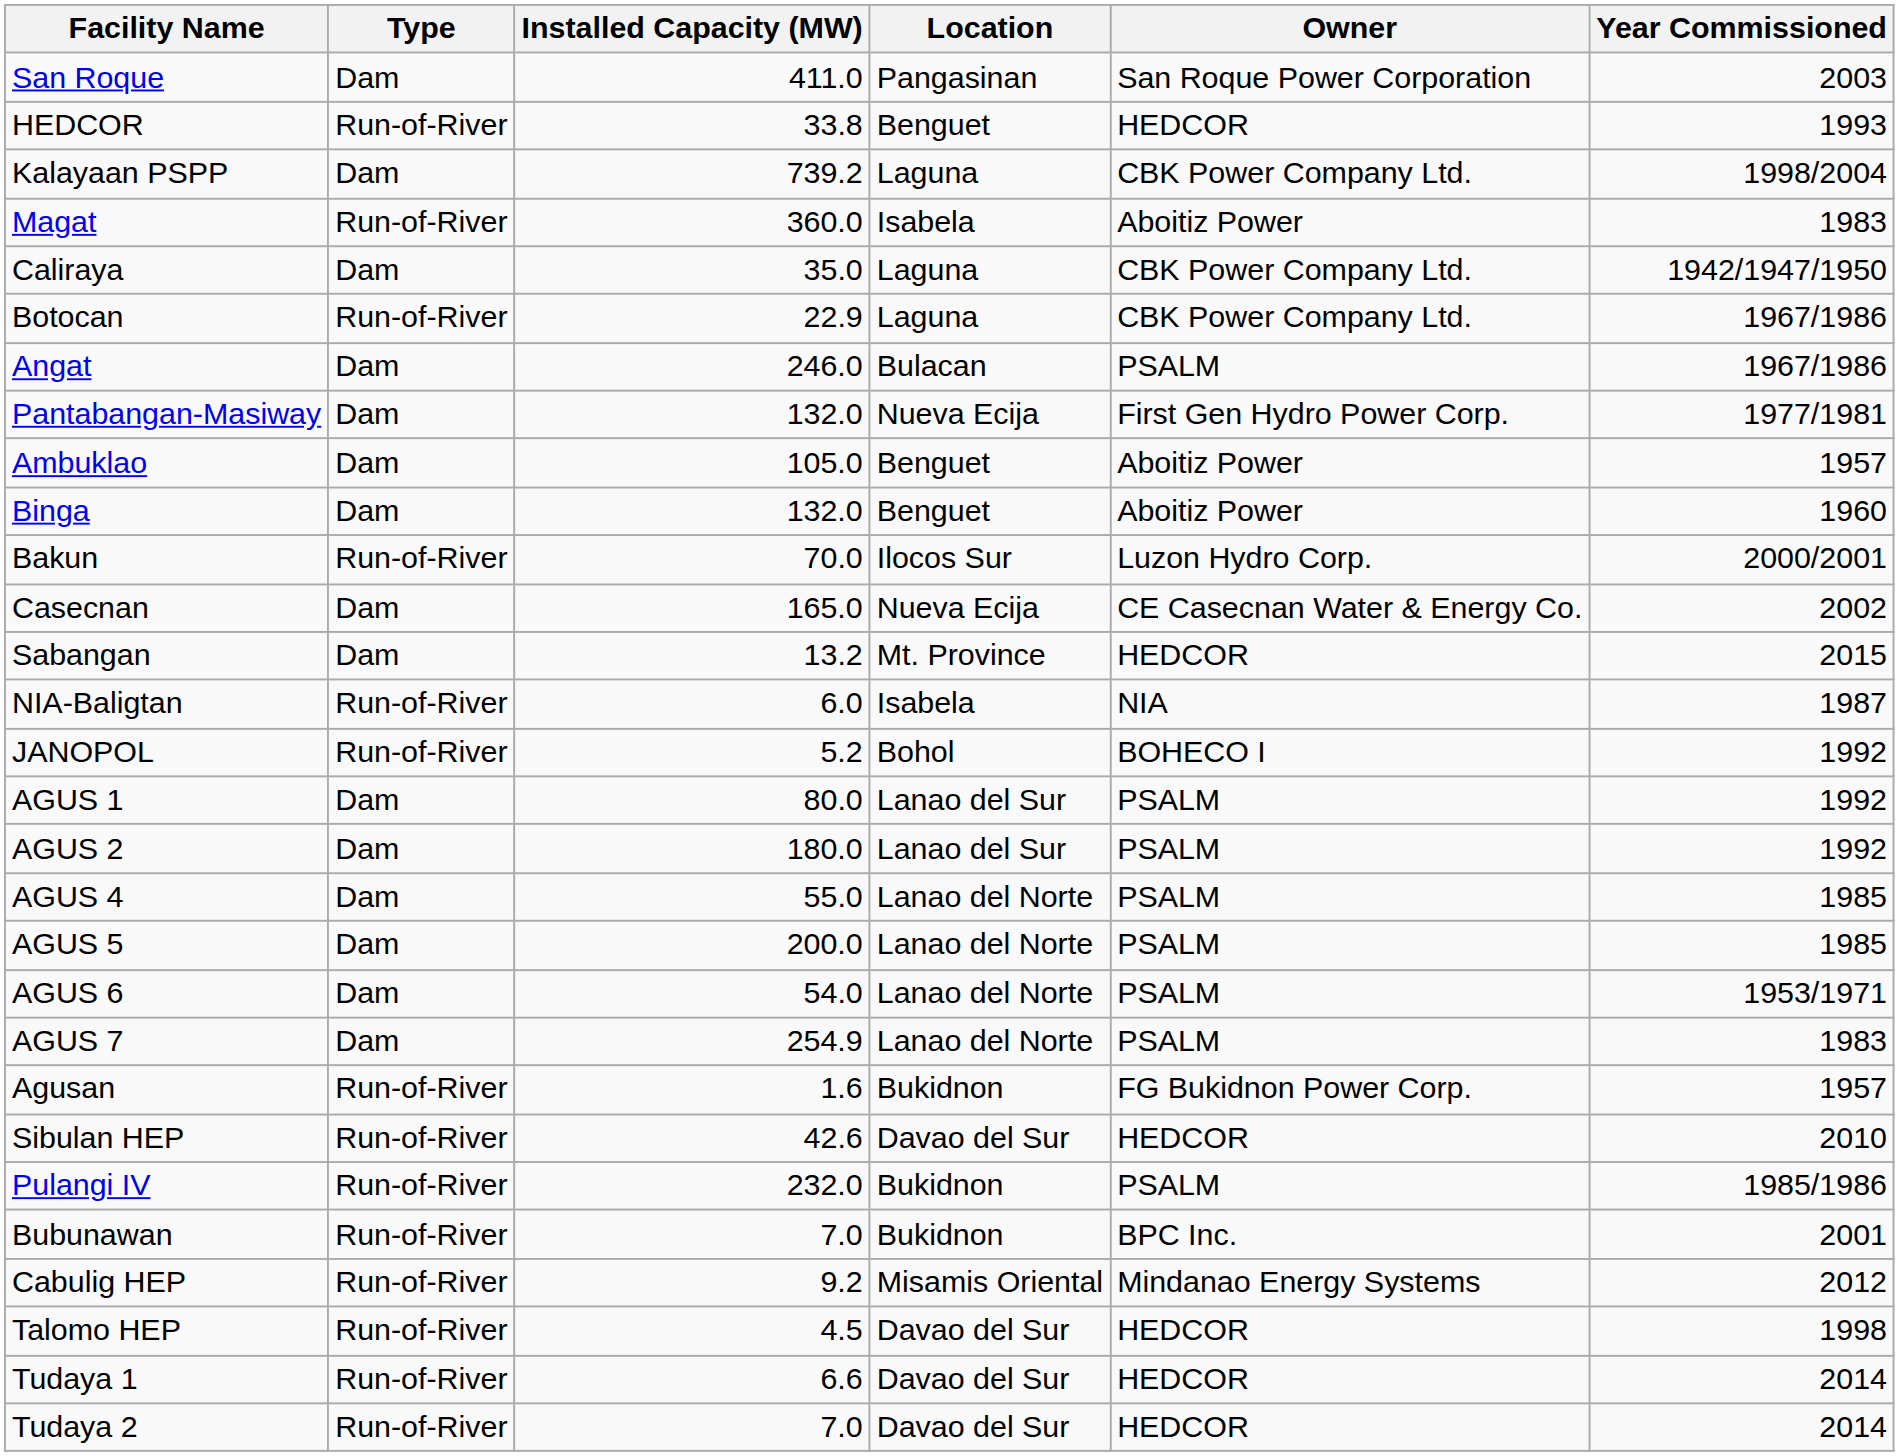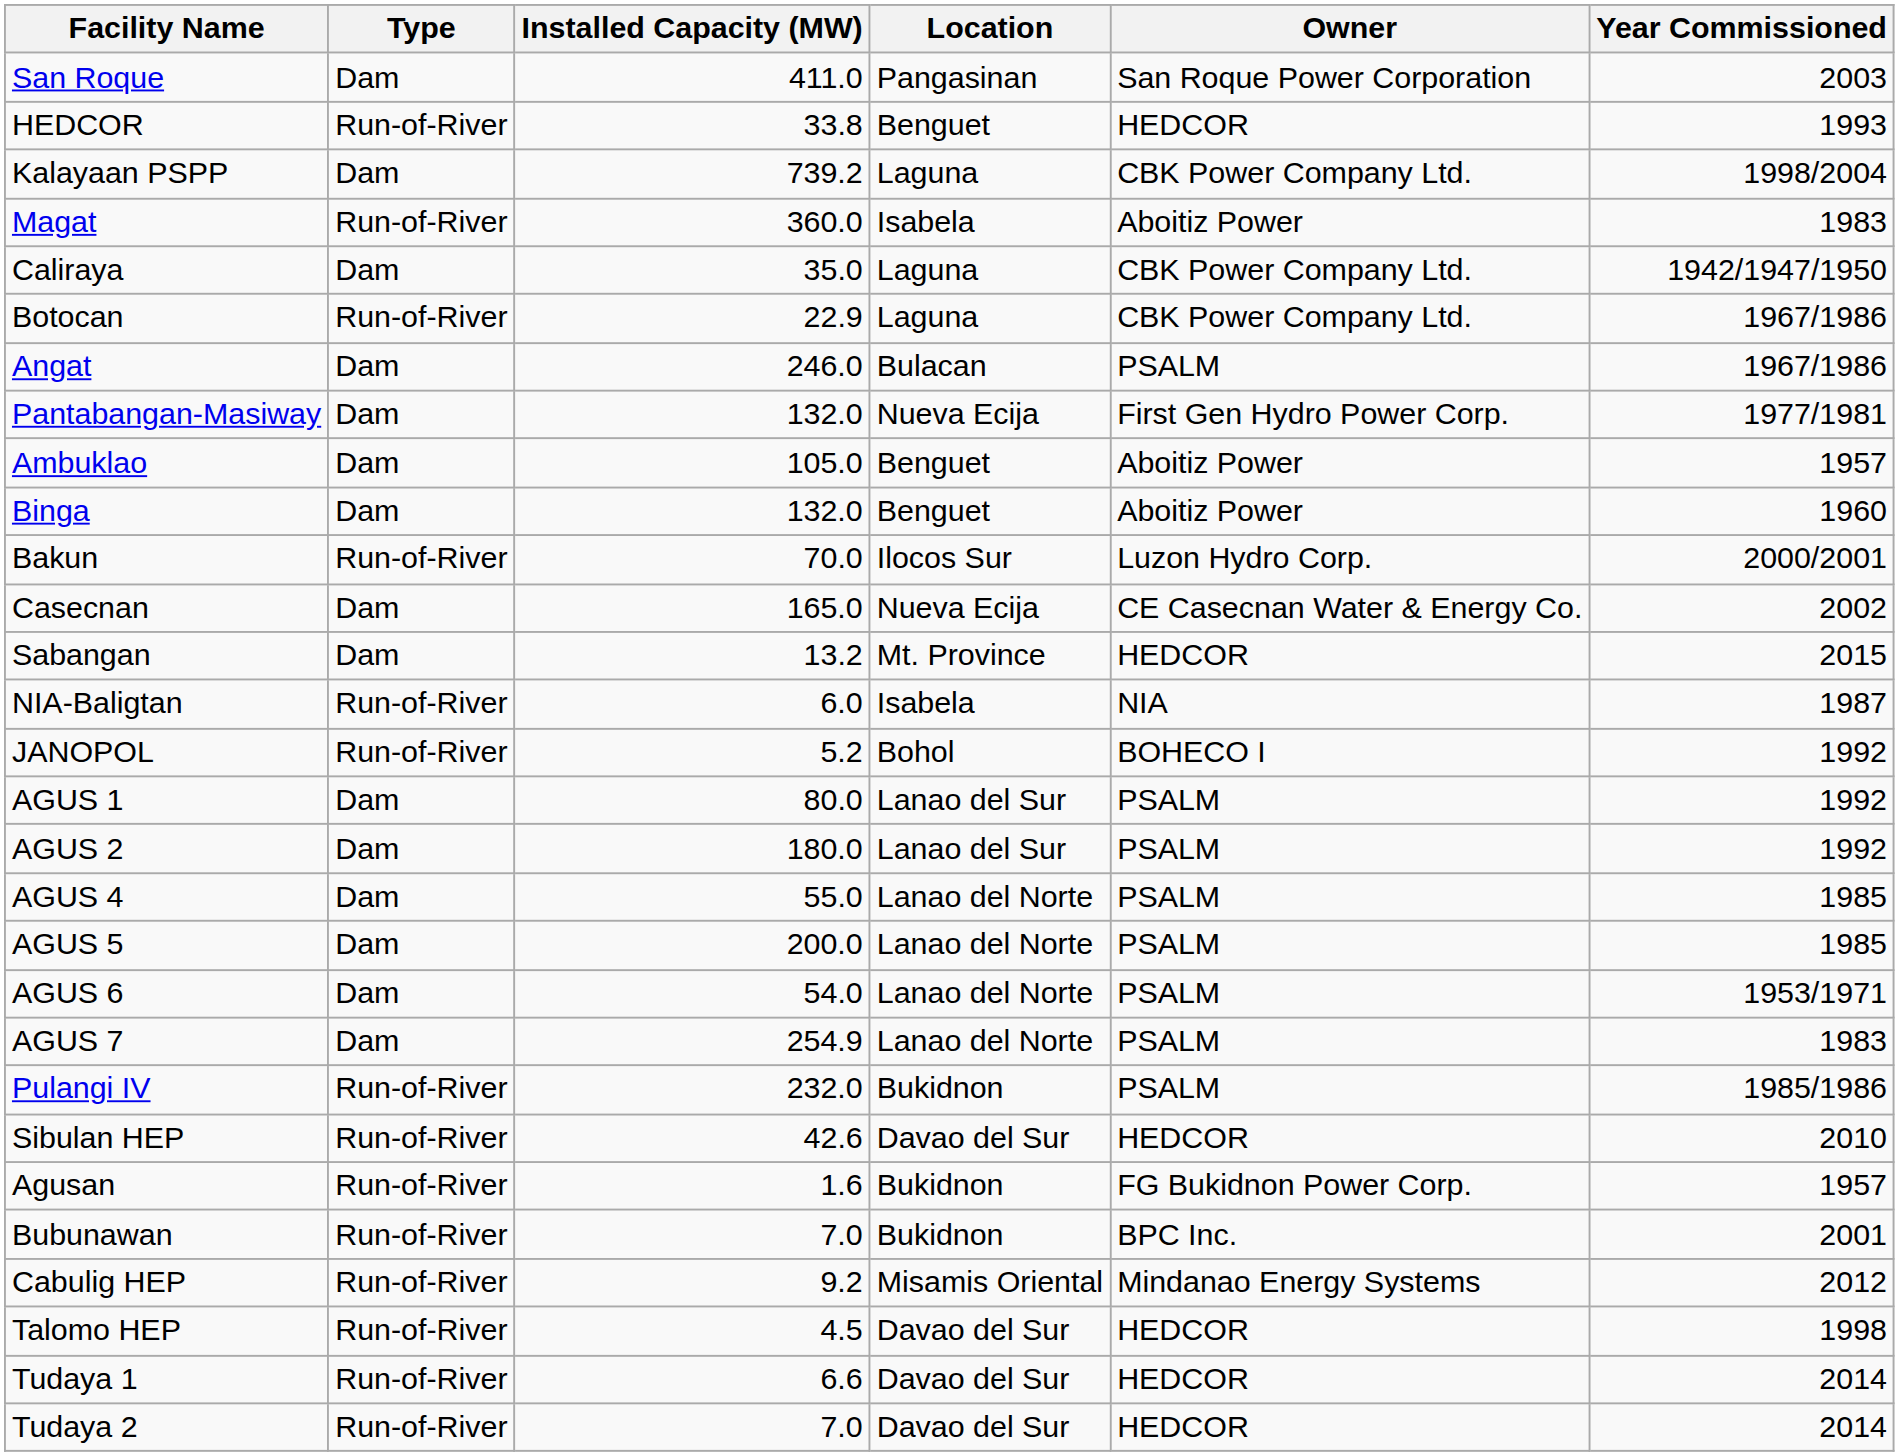rows swapped: (81, 1185) <-> (64, 1089)
